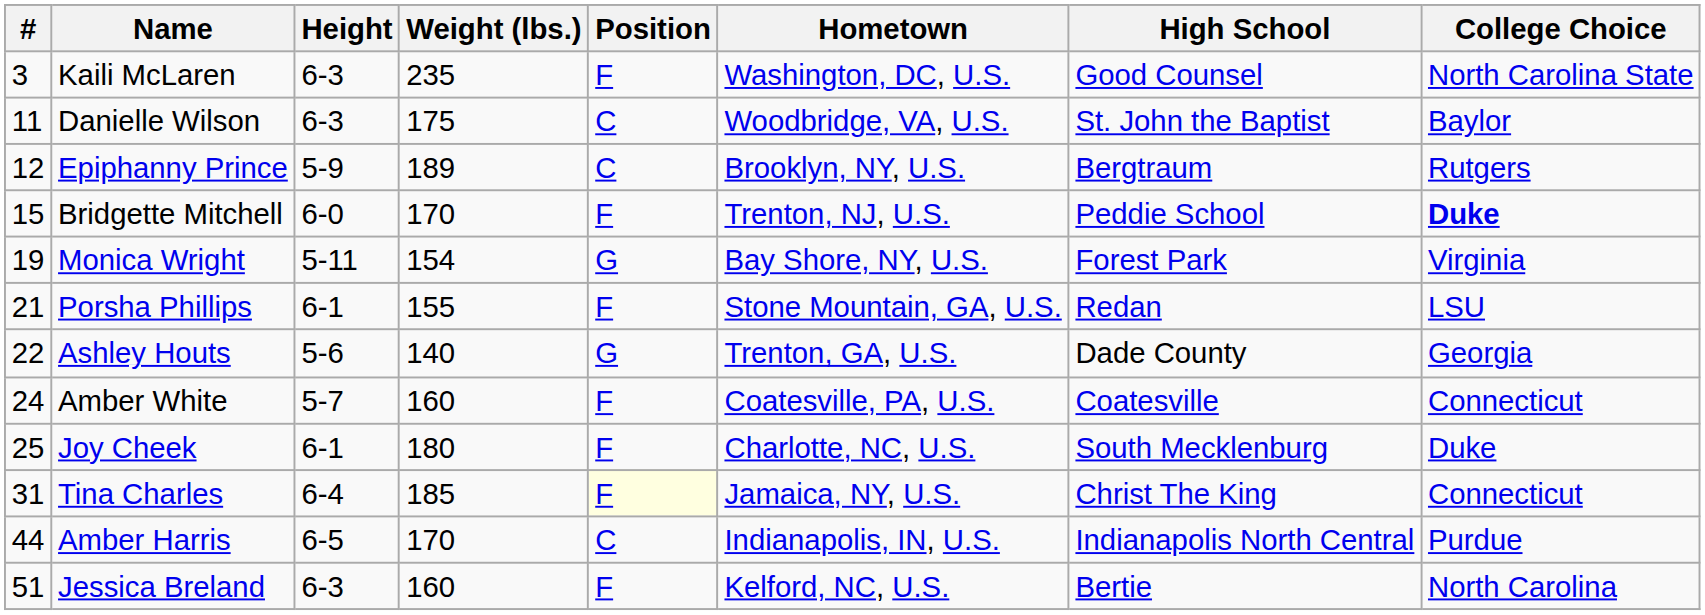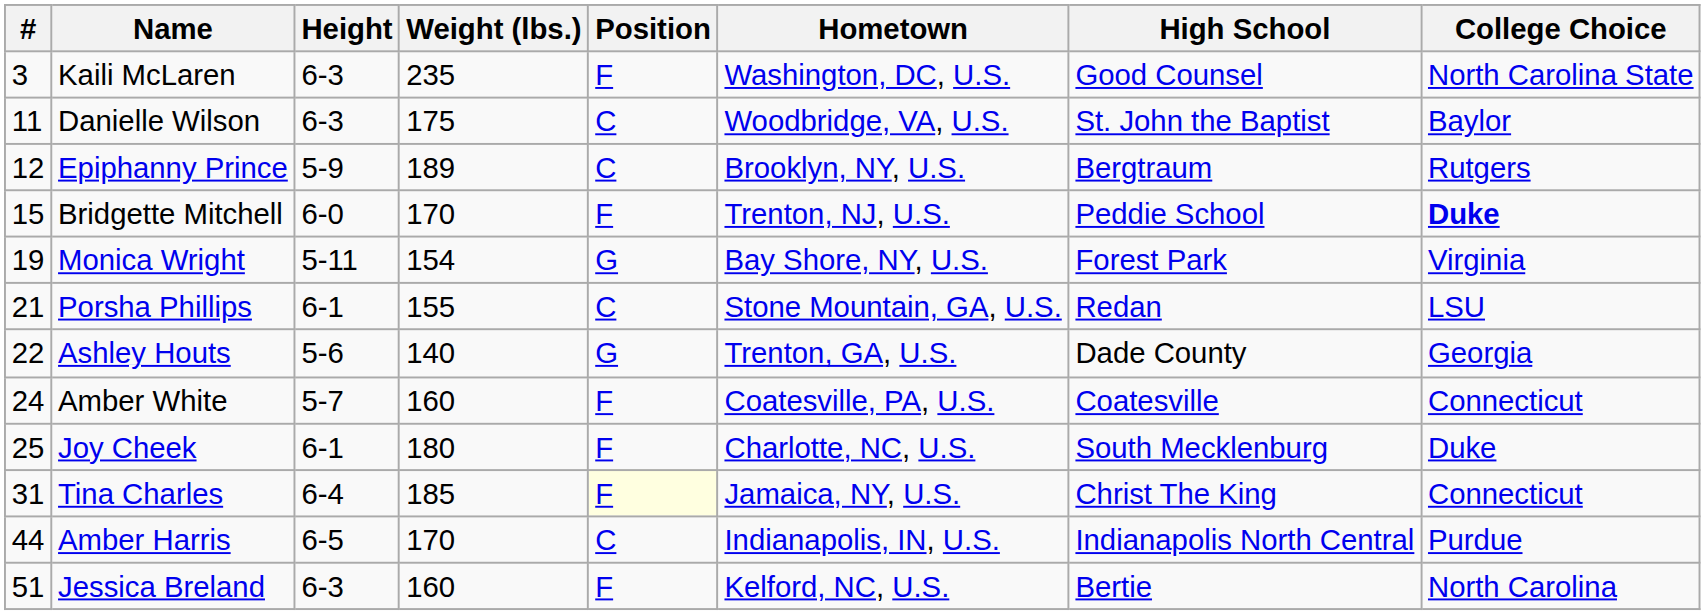(604, 307) F -> (606, 307) C
